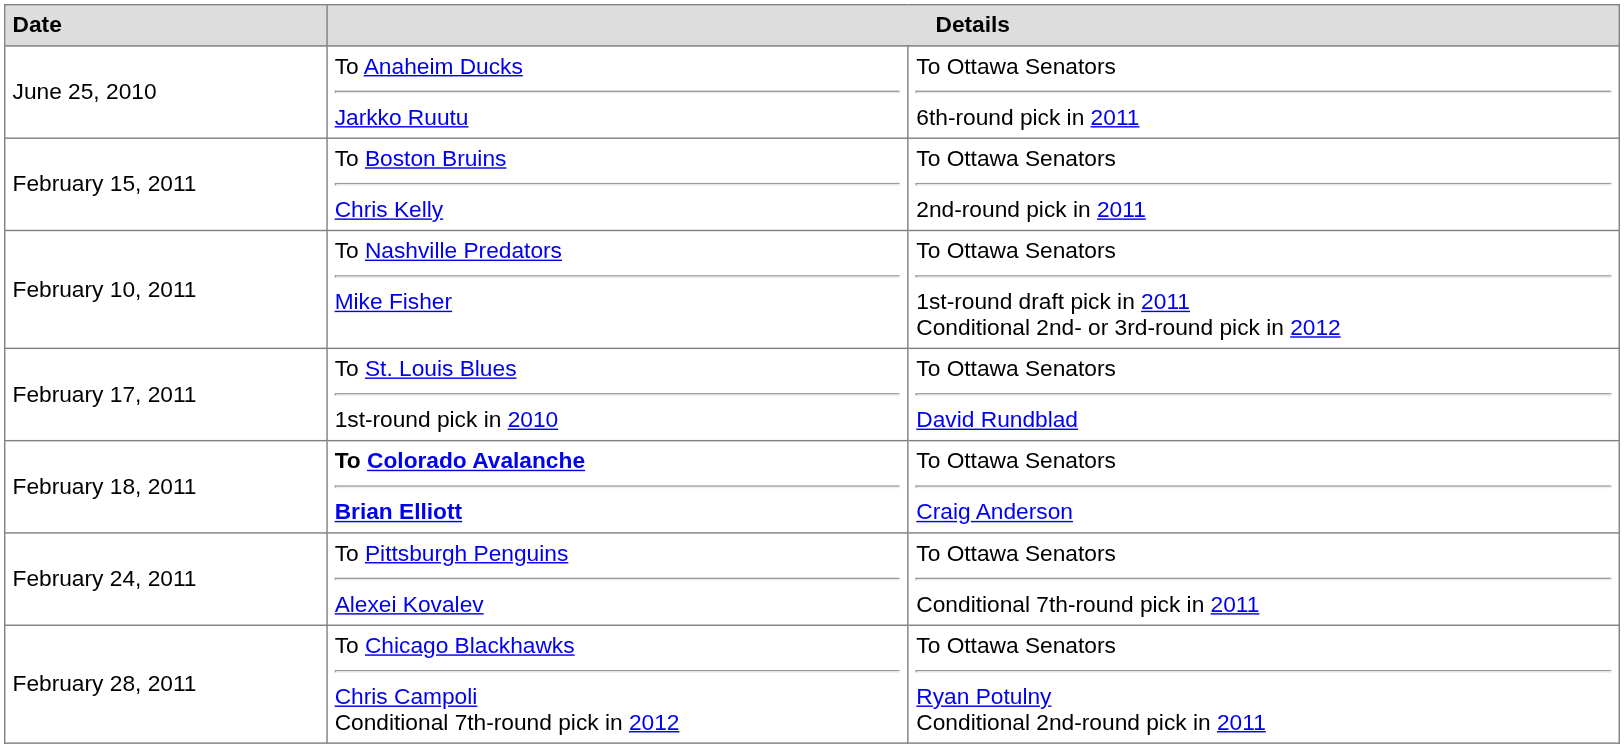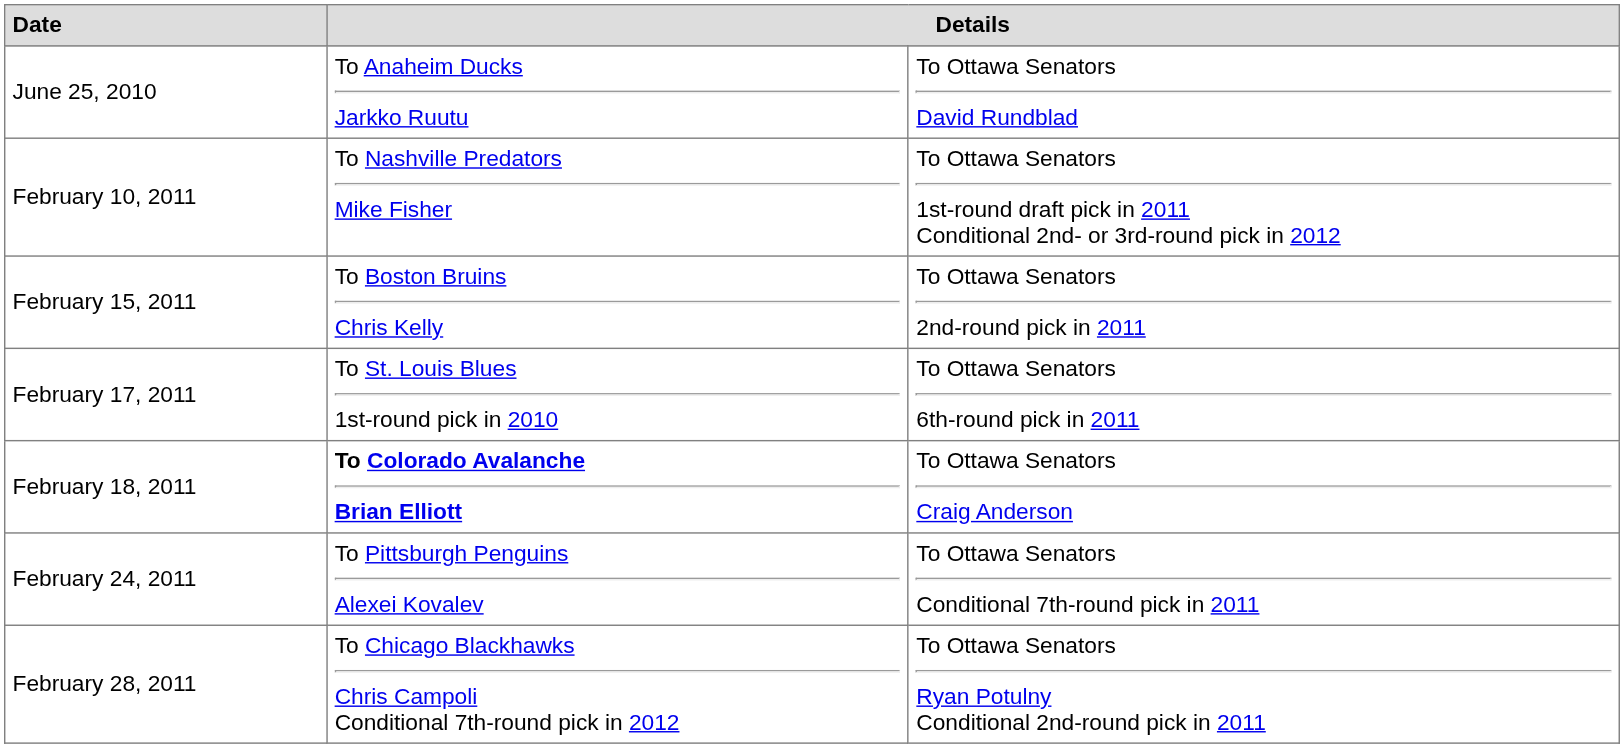(1264, 91) To Ottawa Senators 6th-round pick in 2011 -> (1264, 91) To Ottawa Senators David Rundblad
rows swapped: (105, 289) <-> (105, 184)
(1264, 394) To Ottawa Senators David Rundblad -> (1264, 394) To Ottawa Senators 6th-round pick in 2011
